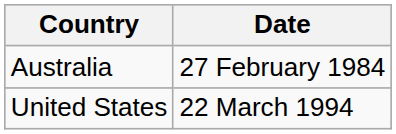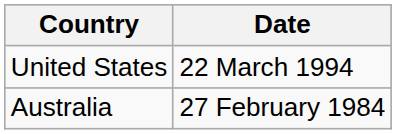rows swapped: (62, 66) <-> (89, 107)
